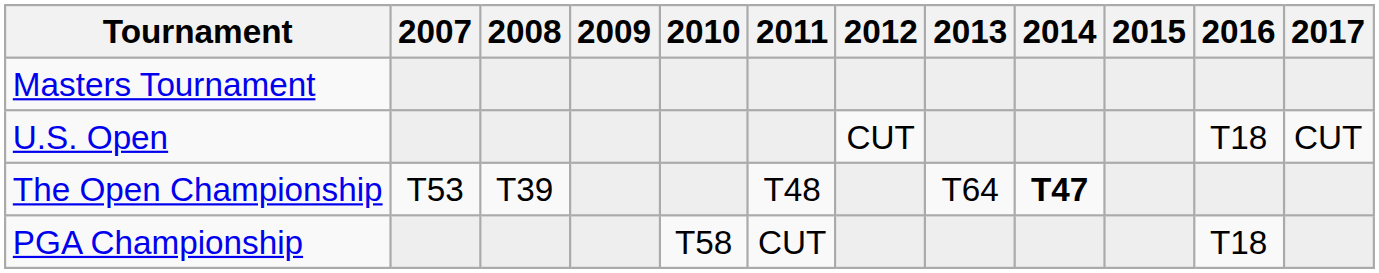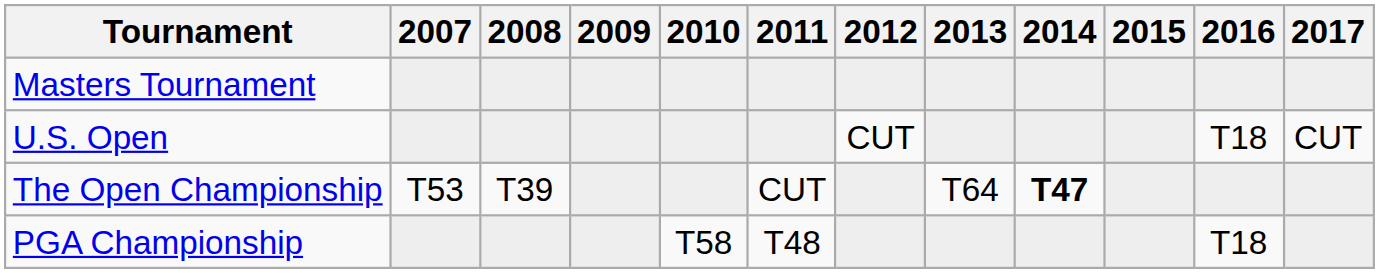(792, 190) T48 -> (792, 190) CUT
(792, 242) CUT -> (792, 242) T48
